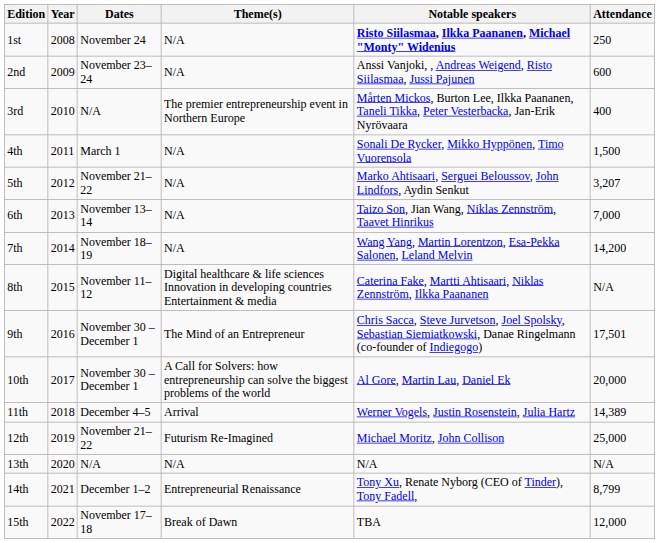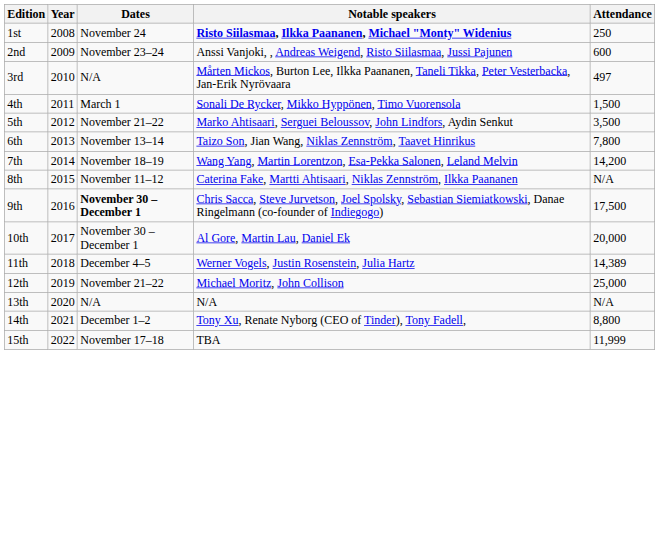- column: (258, 14)
(602, 111) 400 -> (602, 77) 497
(607, 183) 3,207 -> (607, 122) 3,500
(607, 215) 7,000 -> (607, 141) 7,800
(118, 333) normal -> (119, 205) bold
(610, 333) 17,501 -> (610, 205) 17,500
(607, 489) 8,799 -> (607, 320) 8,800
(610, 522) 12,000 -> (609, 339) 11,999
